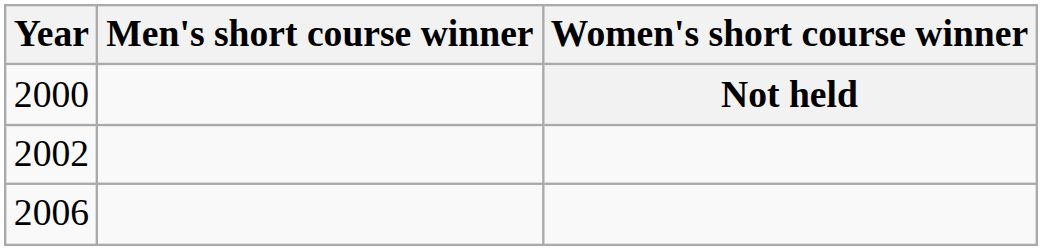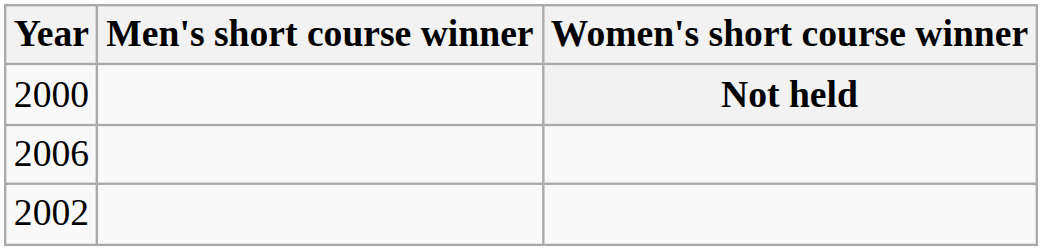rows swapped: (51, 153) <-> (51, 213)
